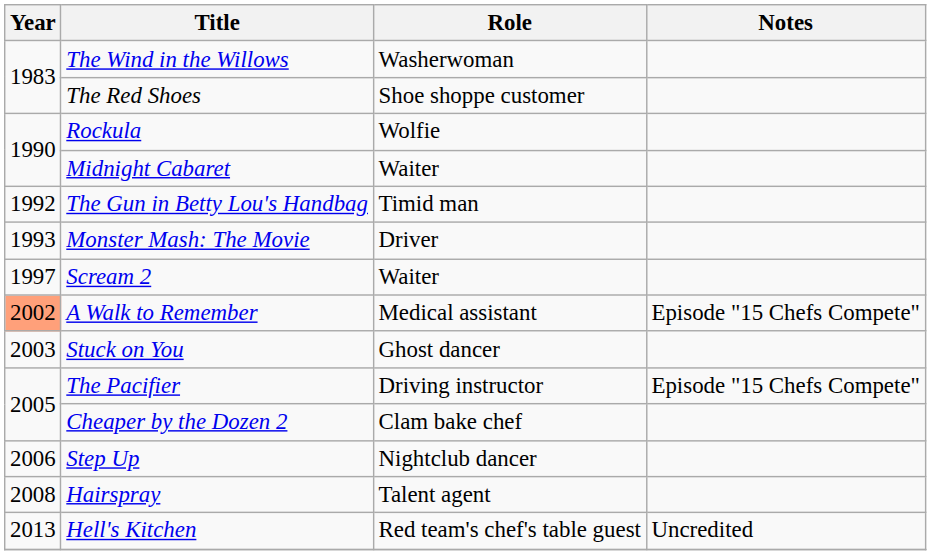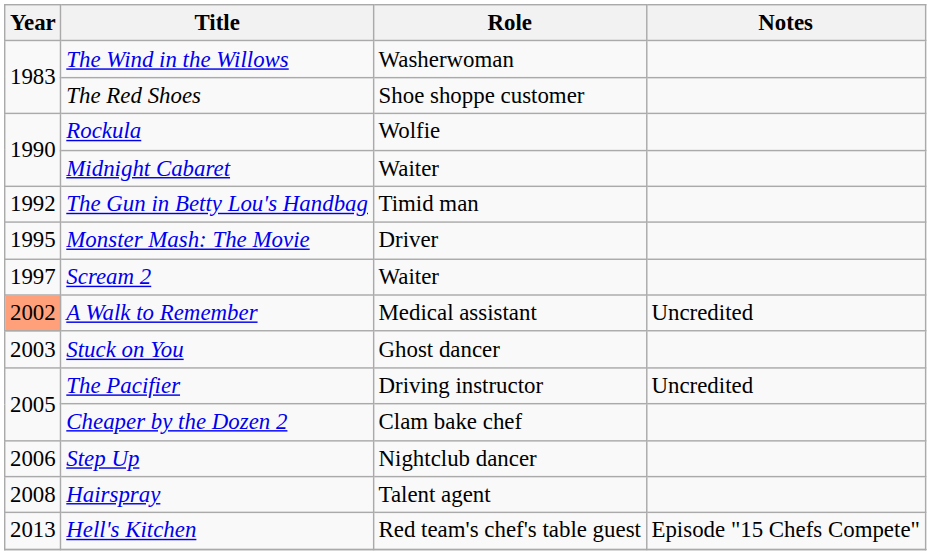(33, 240) 1993 -> (33, 240) 1995
(786, 312) Episode "15 Chefs Compete" -> (702, 312) Uncredited
(786, 385) Episode "15 Chefs Compete" -> (702, 385) Uncredited
(702, 530) Uncredited -> (786, 530) Episode "15 Chefs Compete"
